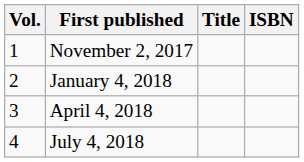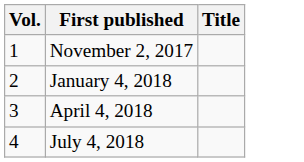- column: (271, 19)
